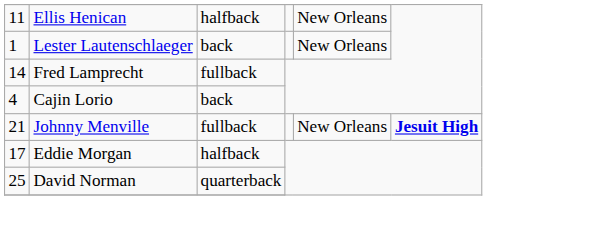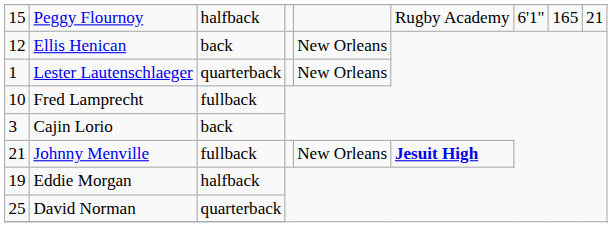+ row: (88, 18)
(17, 18) 11 -> (17, 45) 12
(230, 18) halfback -> (217, 45) back
(217, 45) back -> (241, 72) quarterback
(17, 72) 14 -> (17, 99) 10
(13, 99) 4 -> (13, 126) 3
(17, 153) 17 -> (17, 180) 19
